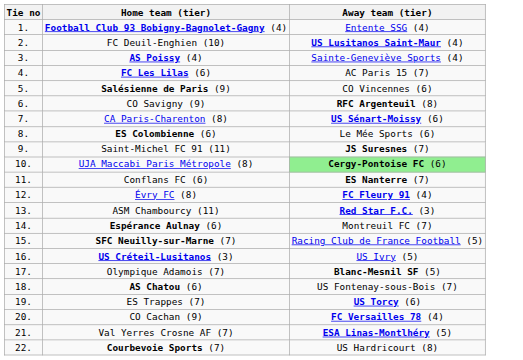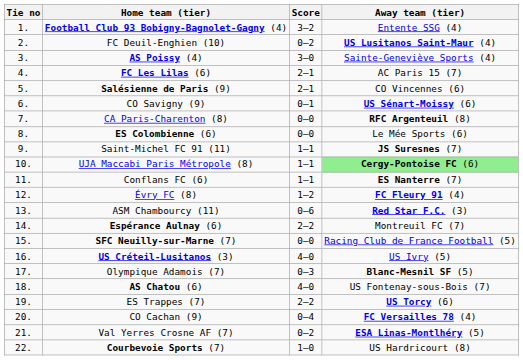+ column: (306, 12)
(387, 104) RFC Argenteuil (8) -> (420, 104) US Sénart-Moissy (6)
(387, 119) US Sénart-Moissy (6) -> (420, 119) RFC Argenteuil (8)
